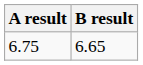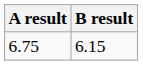(90, 45) 6.65 -> (90, 45) 6.15
